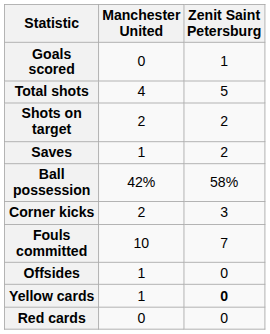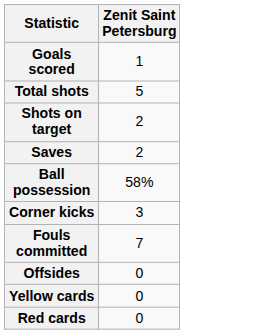- column: (141, 23)
(224, 295) bold -> (139, 295) normal
